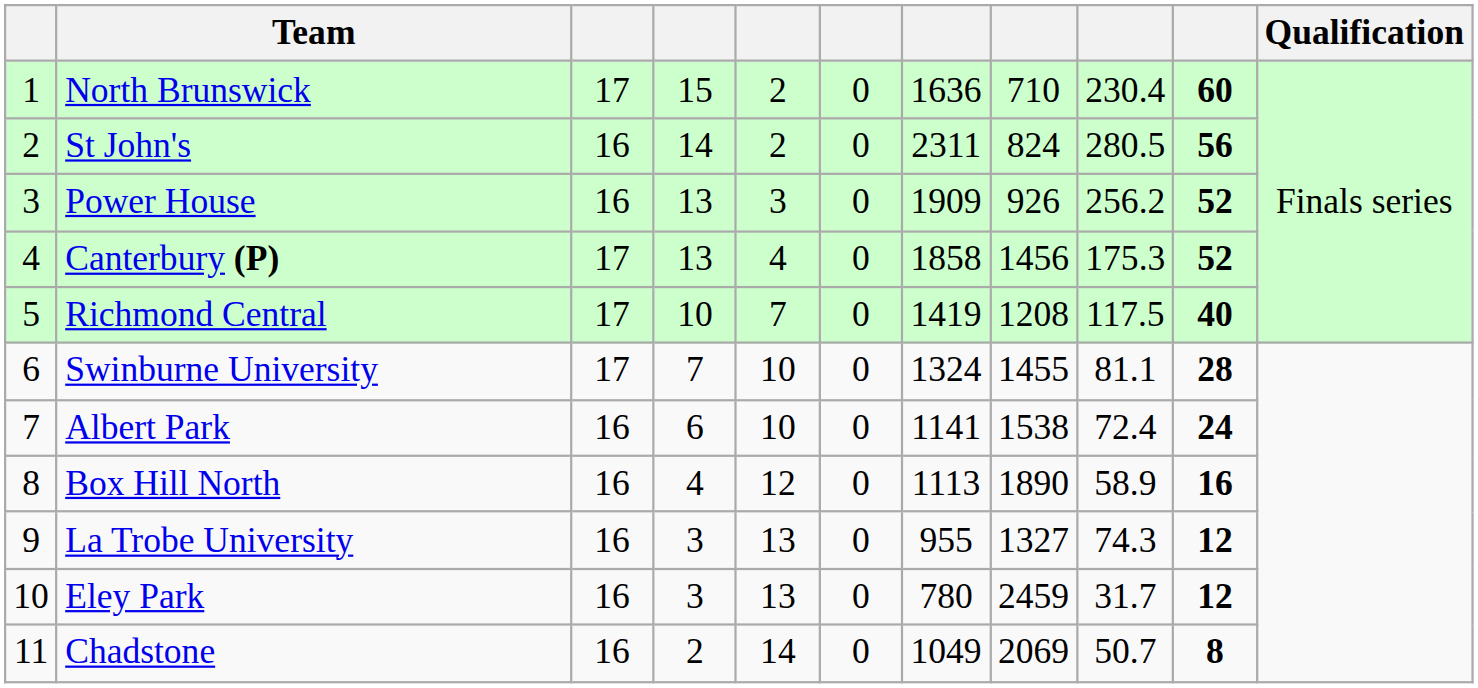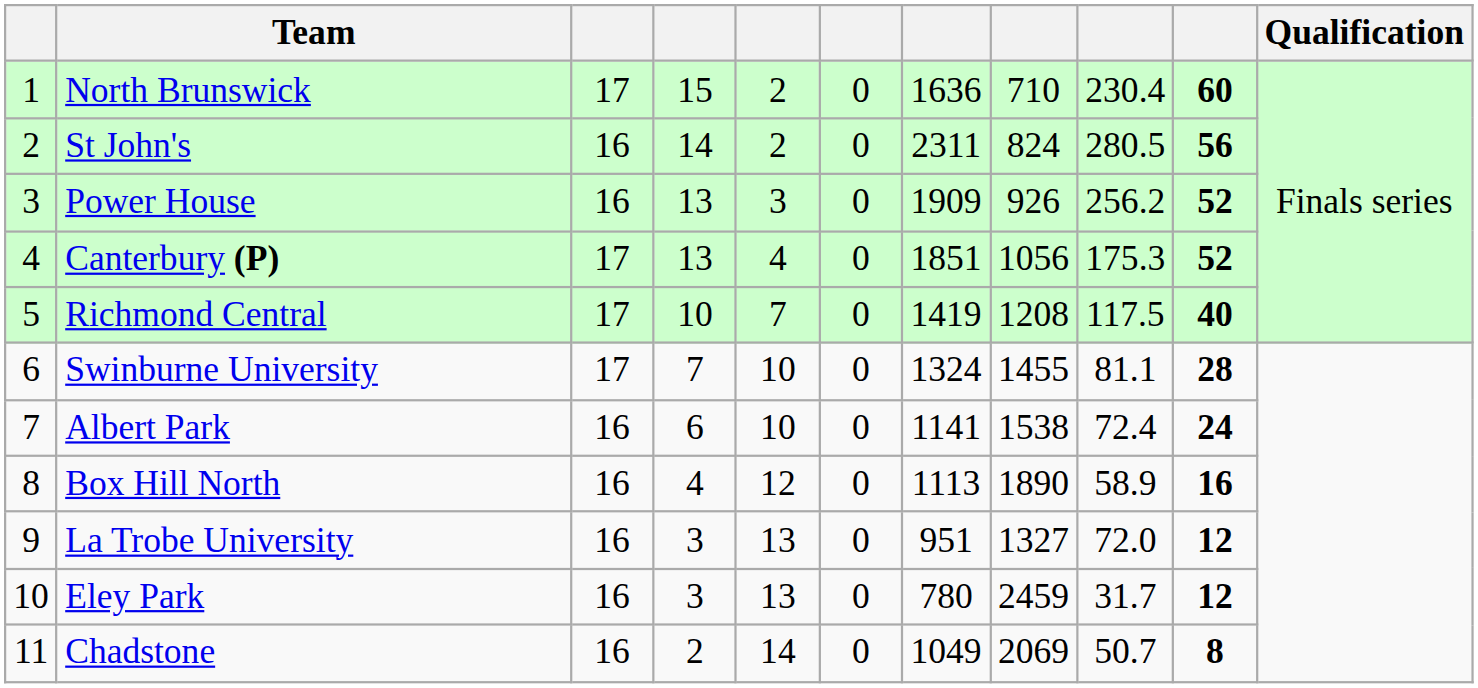(946, 257) 1858 -> (946, 257) 1851
(1033, 257) 1456 -> (1033, 257) 1056
(946, 539) 955 -> (946, 539) 951
(1125, 539) 74.3 -> (1125, 539) 72.0
